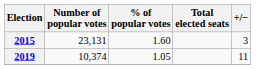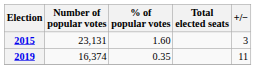(92, 56) 10,374 -> (92, 56) 16,374
(162, 56) 1.05 -> (162, 56) 0.35
